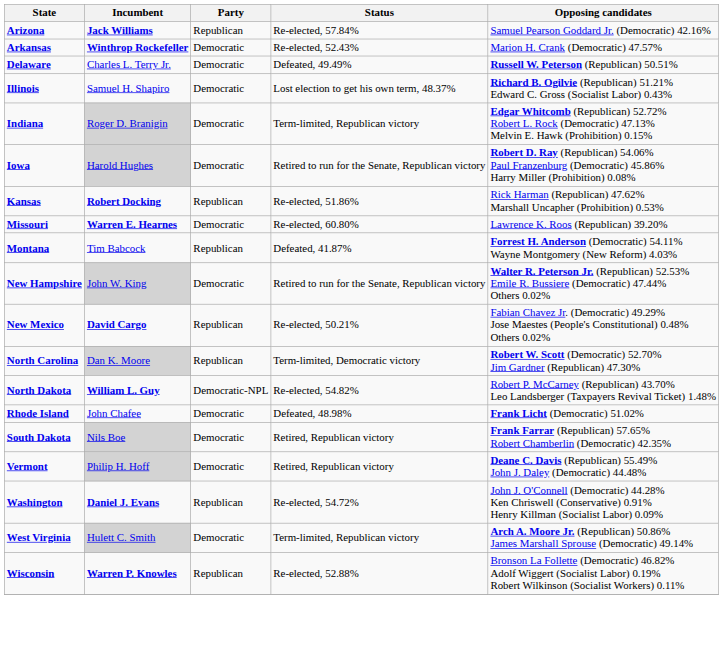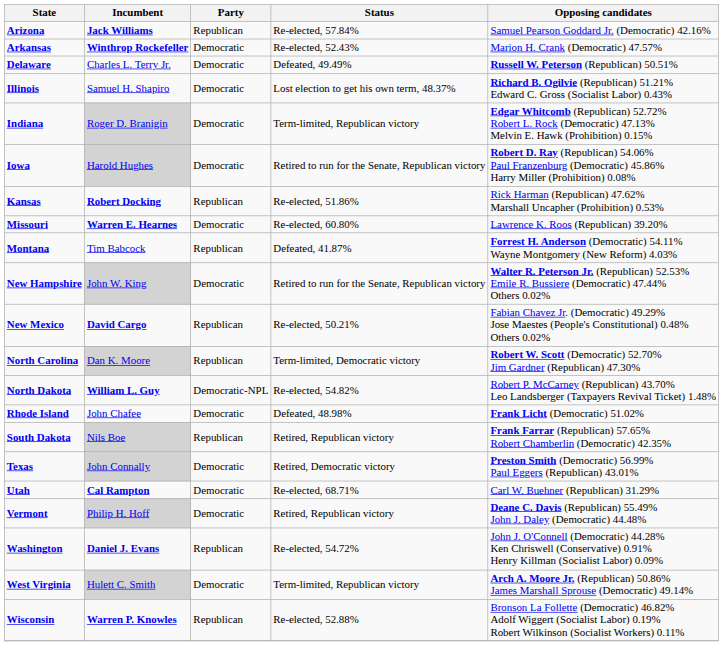(219, 437) Democratic -> (218, 437) Republican
+ row: (20, 466)
+ row: (18, 490)
